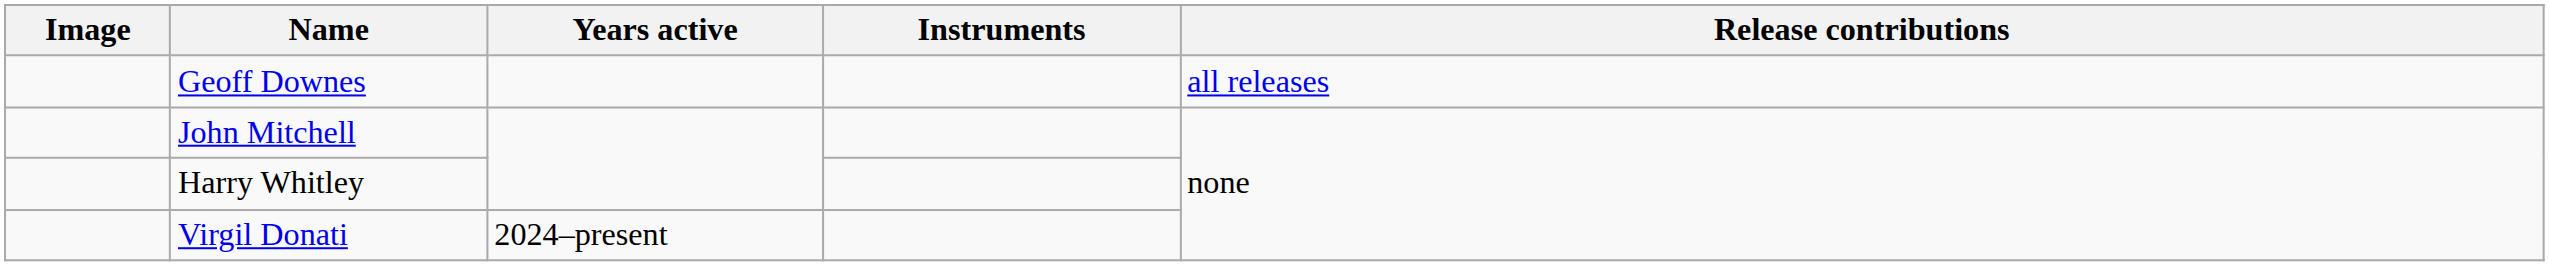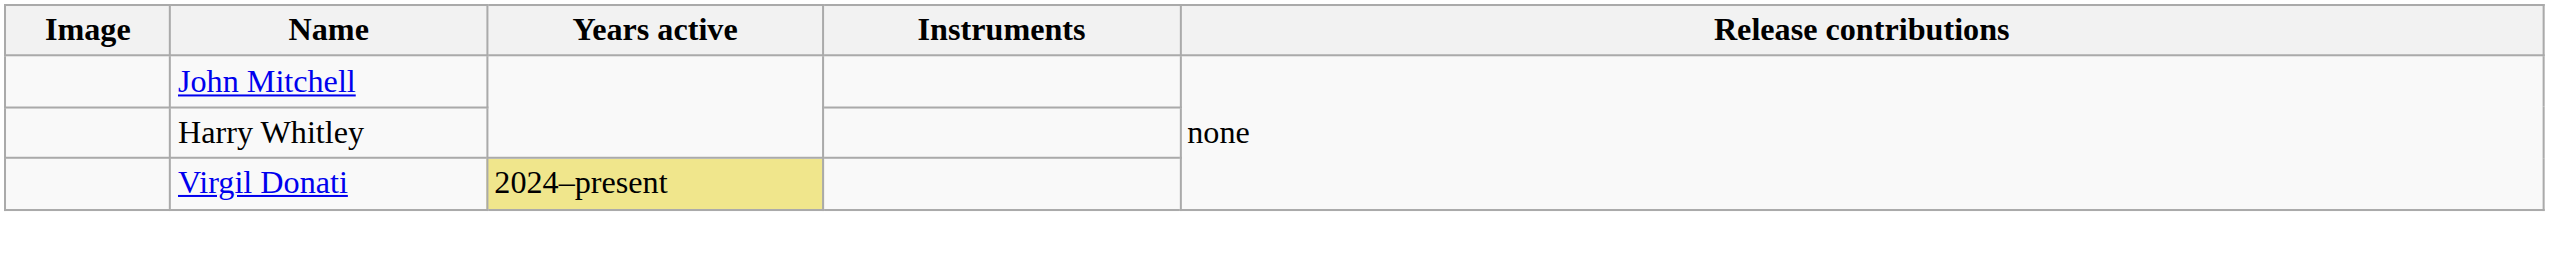- row: (272, 81)
(581, 234) no background -> (581, 183) khaki background
